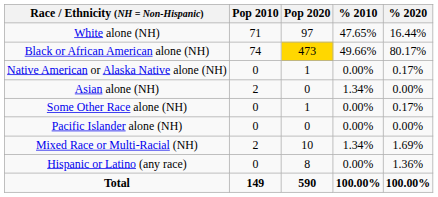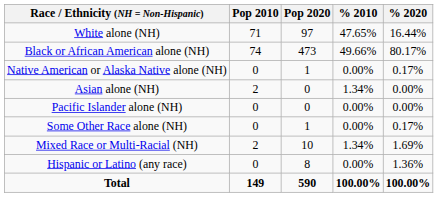(307, 51) gold background -> (307, 51) no background
rows swapped: (117, 126) <-> (117, 107)
